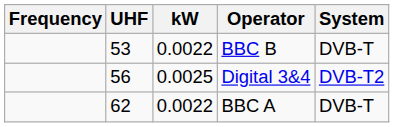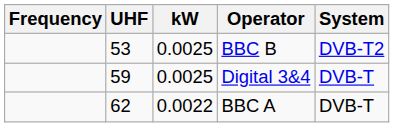(185, 48) 0.0022 -> (185, 48) 0.0025
(346, 48) DVB-T -> (352, 48) DVB-T2
(121, 77) 56 -> (121, 77) 59
(352, 77) DVB-T2 -> (346, 77) DVB-T
